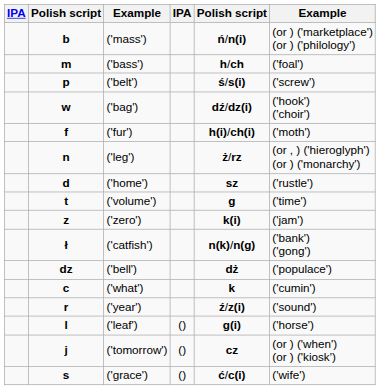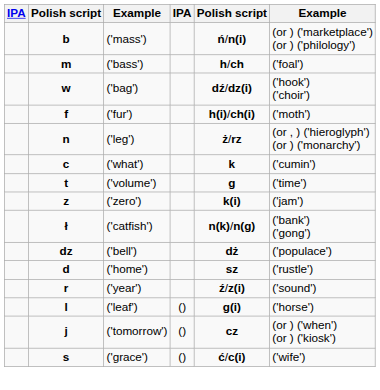- row: (122, 82)
rows swapped: (127, 182) <-> (125, 288)
